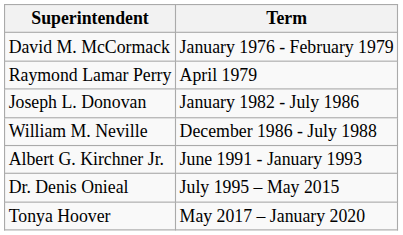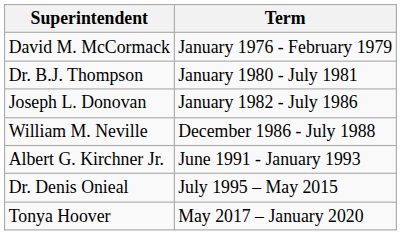- row: (90, 74)
+ row: (76, 74)
